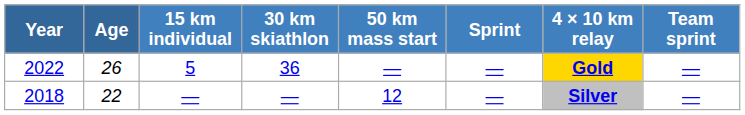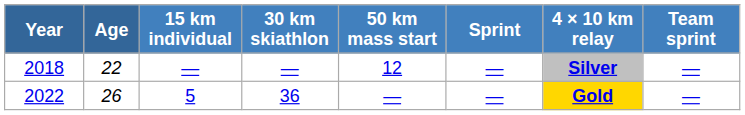rows swapped: (44, 96) <-> (44, 67)
